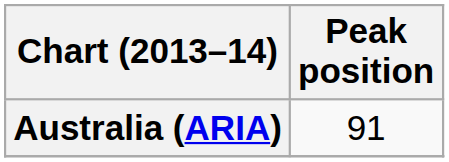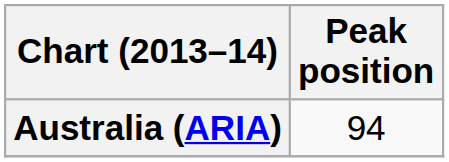(366, 127) 91 -> (366, 127) 94
